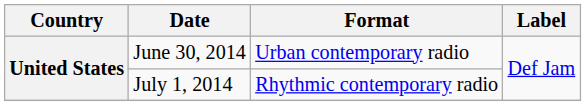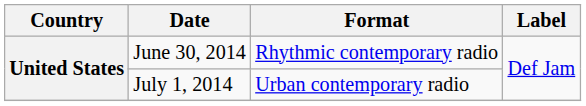(362, 52) Urban contemporary radio -> (377, 52) Rhythmic contemporary radio
(377, 84) Rhythmic contemporary radio -> (362, 84) Urban contemporary radio
